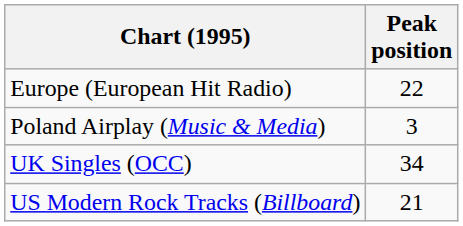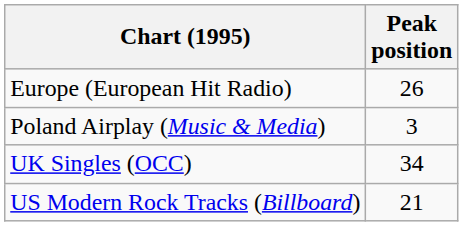(412, 88) 22 -> (412, 88) 26
